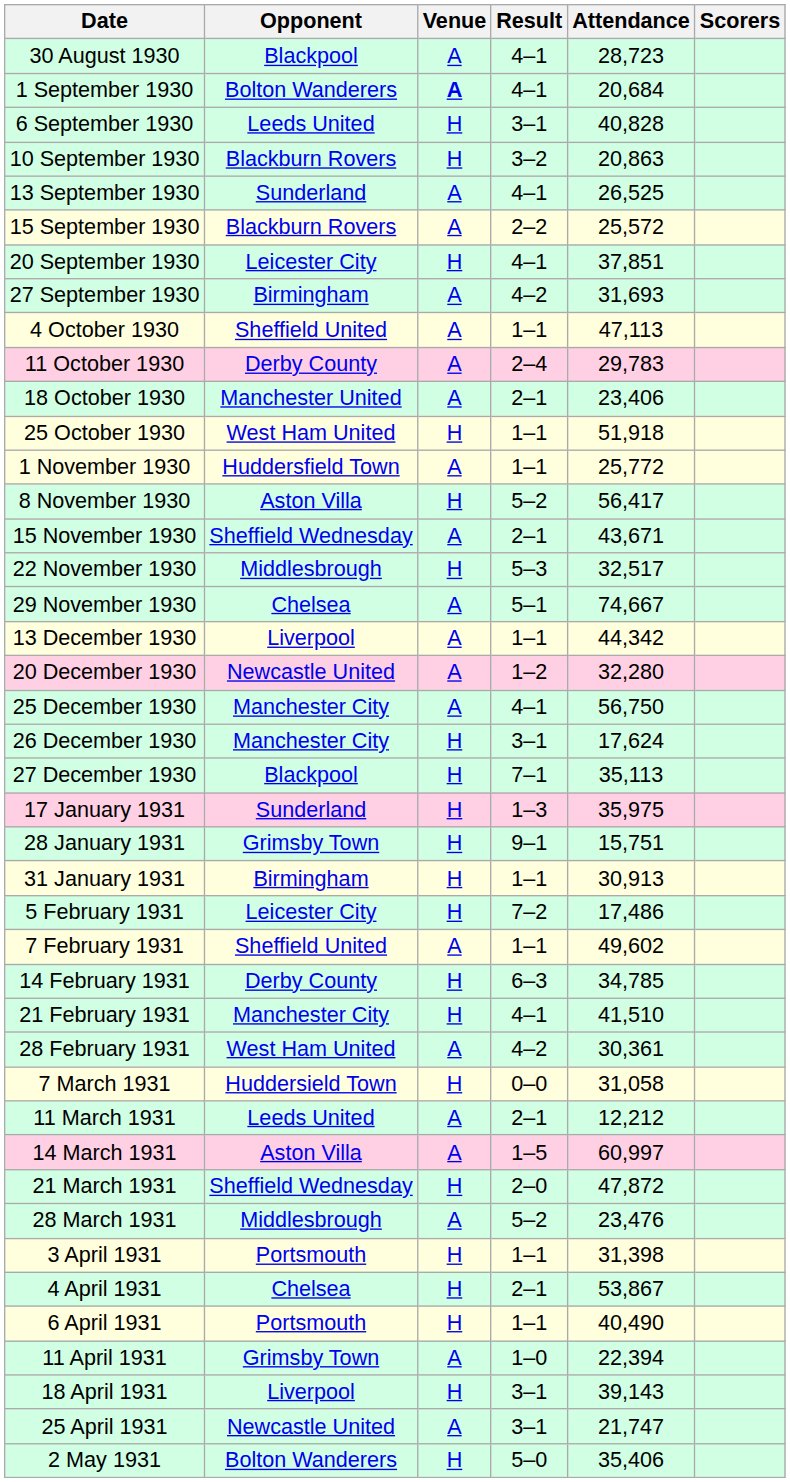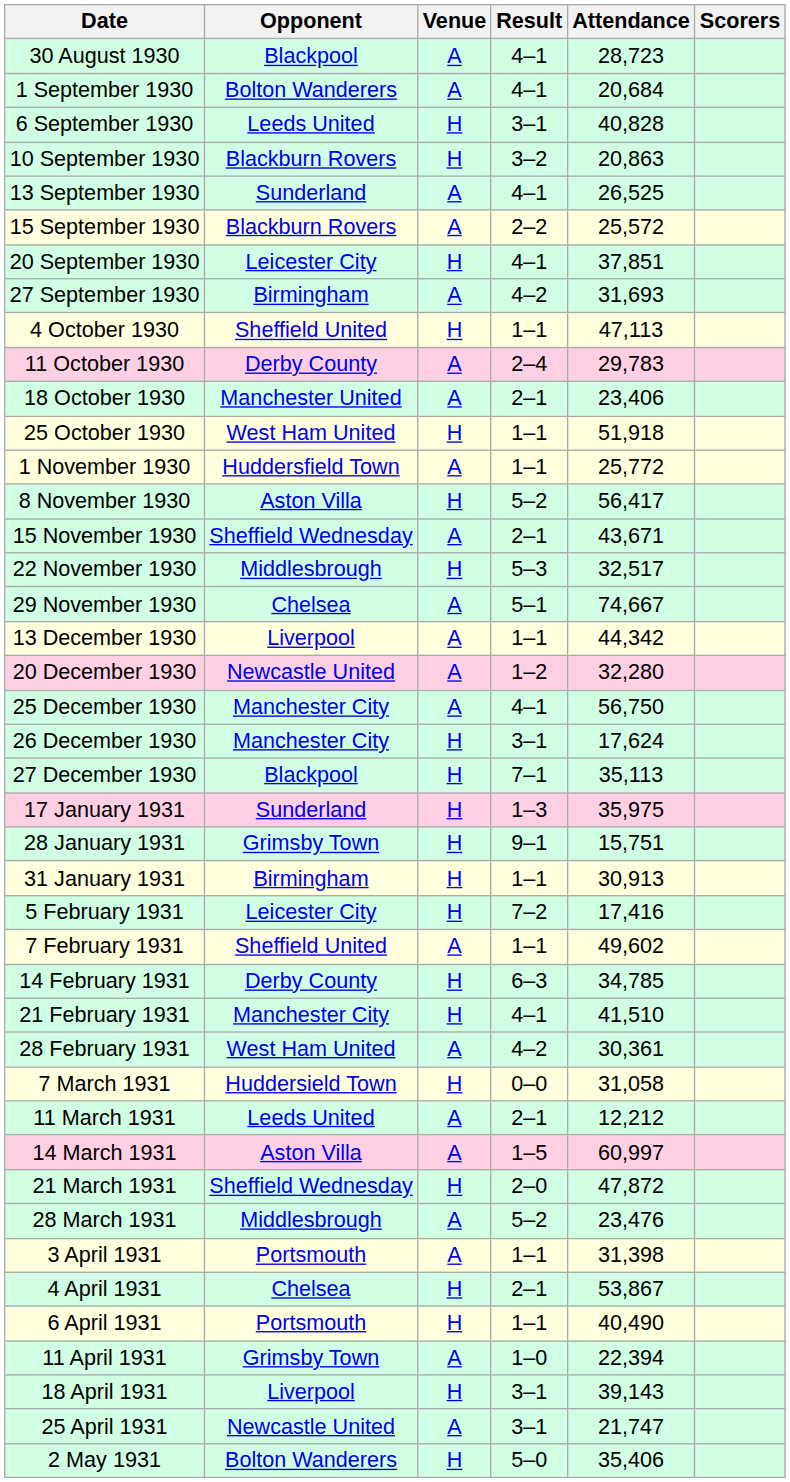(454, 90) bold -> (454, 90) normal
(454, 329) A -> (454, 329) H
(631, 912) 17,486 -> (631, 912) 17,416
(454, 1254) H -> (454, 1254) A
